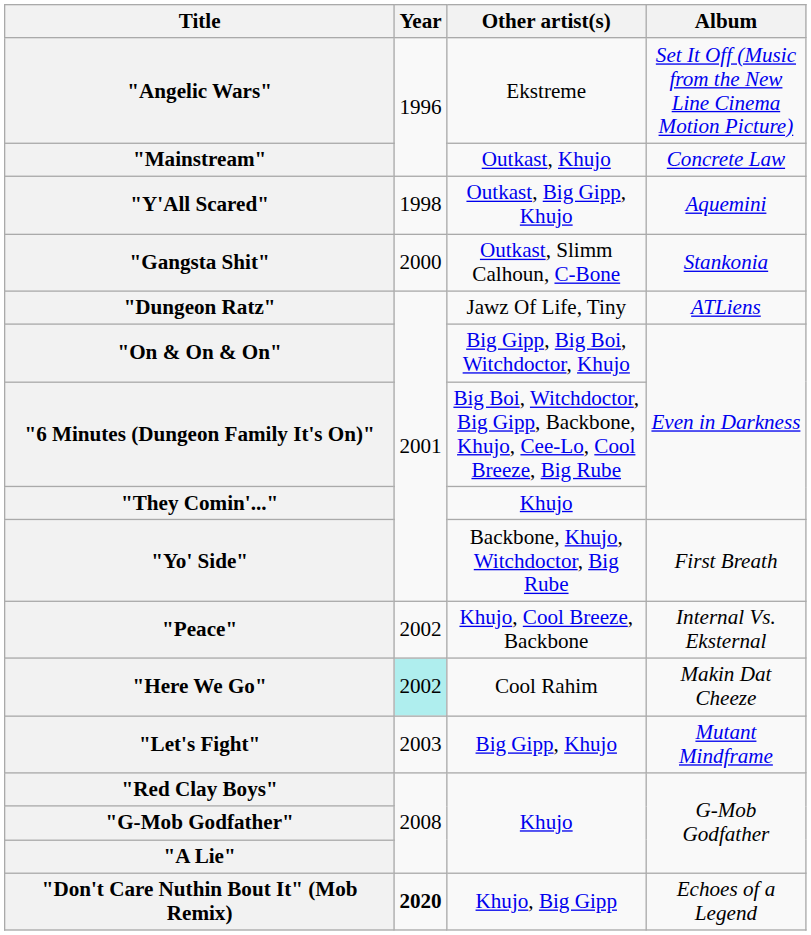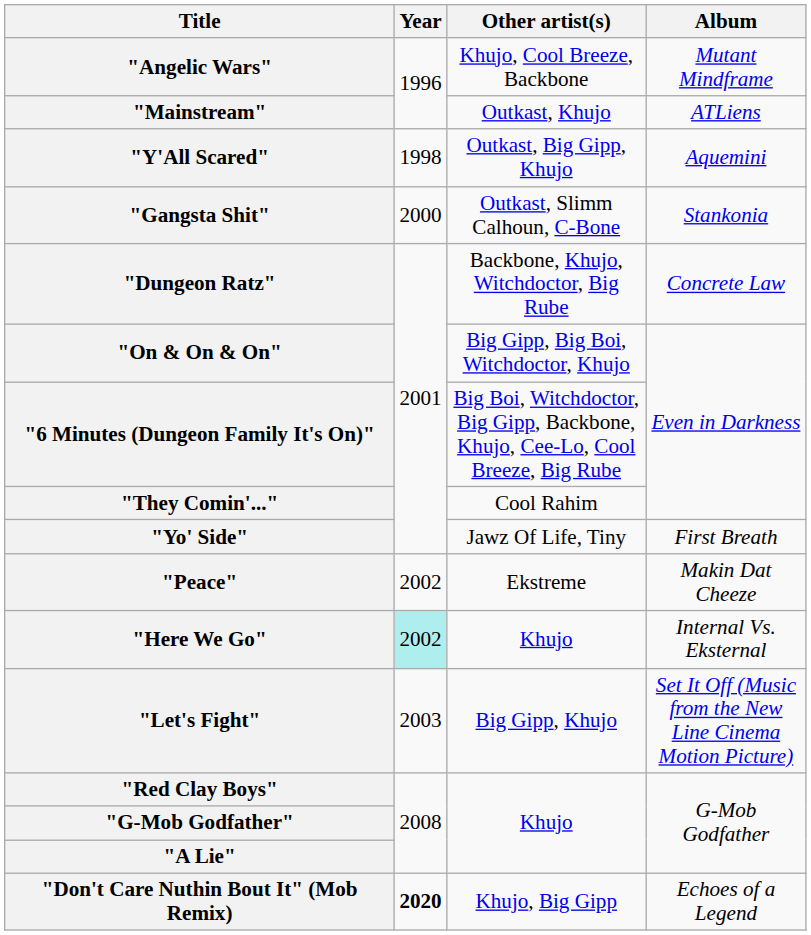(546, 90) Ekstreme -> (546, 66) Khujo, Cool Breeze, Backbone
(726, 90) Set It Off (Music from the New Line Cinema Motion Picture) -> (726, 66) Mutant Mindframe
(726, 159) Concrete Law -> (726, 111) ATLiens
(546, 307) Jawz Of Life, Tiny -> (546, 283) Backbone, Khujo, Witchdoctor, Big Rube
(726, 307) ATLiens -> (726, 283) Concrete Law
(546, 503) Khujo -> (546, 503) Cool Rahim
(546, 560) Backbone, Khujo, Witchdoctor, Big Rube -> (546, 536) Jawz Of Life, Tiny
(546, 629) Khujo, Cool Breeze, Backbone -> (546, 581) Ekstreme
(726, 629) Internal Vs. Eksternal -> (726, 581) Makin Dat Cheeze
(546, 686) Cool Rahim -> (546, 639) Khujo
(726, 686) Makin Dat Cheeze -> (726, 639) Internal Vs. Eksternal
(726, 743) Mutant Mindframe -> (726, 720) Set It Off (Music from the New Line Cinema Motion Picture)
